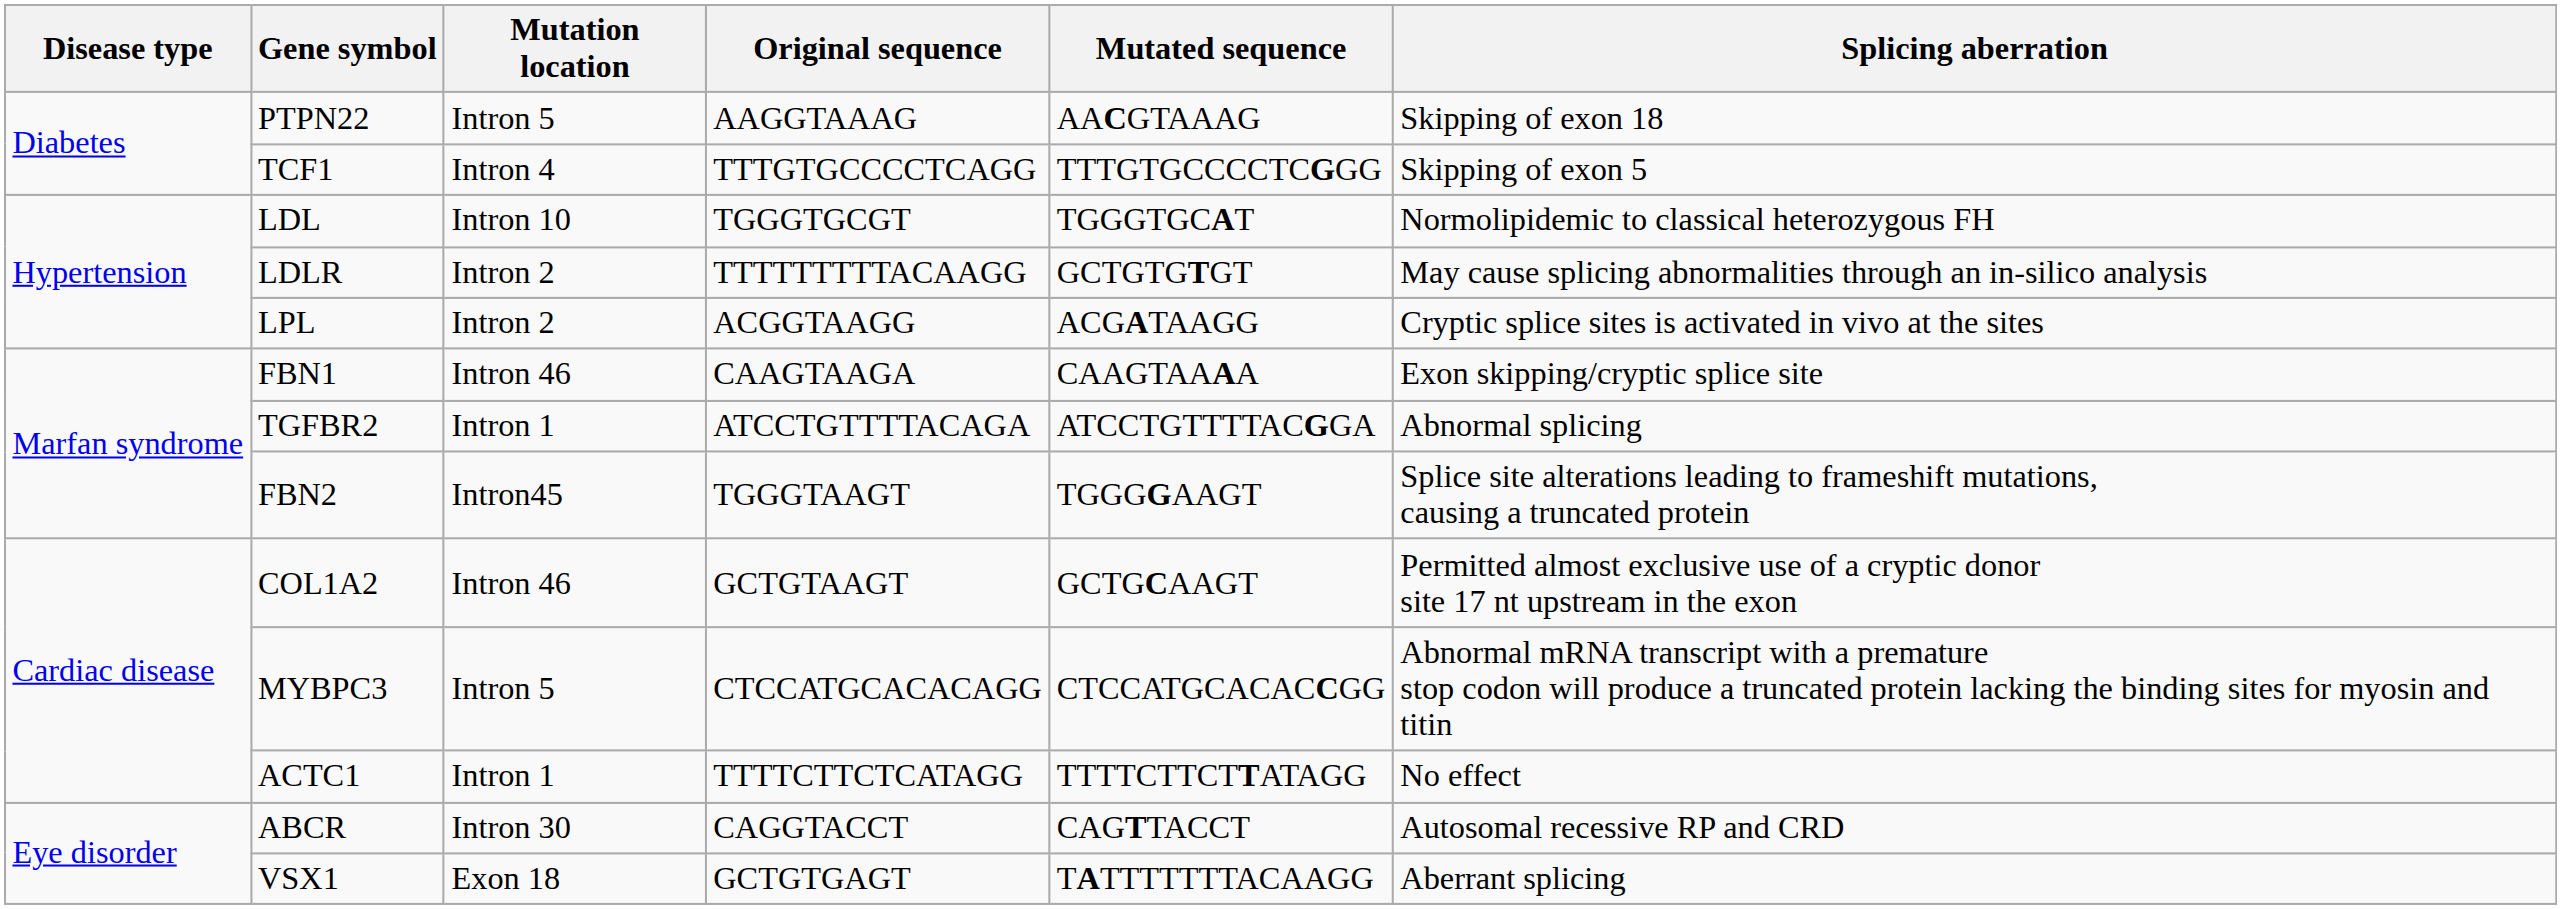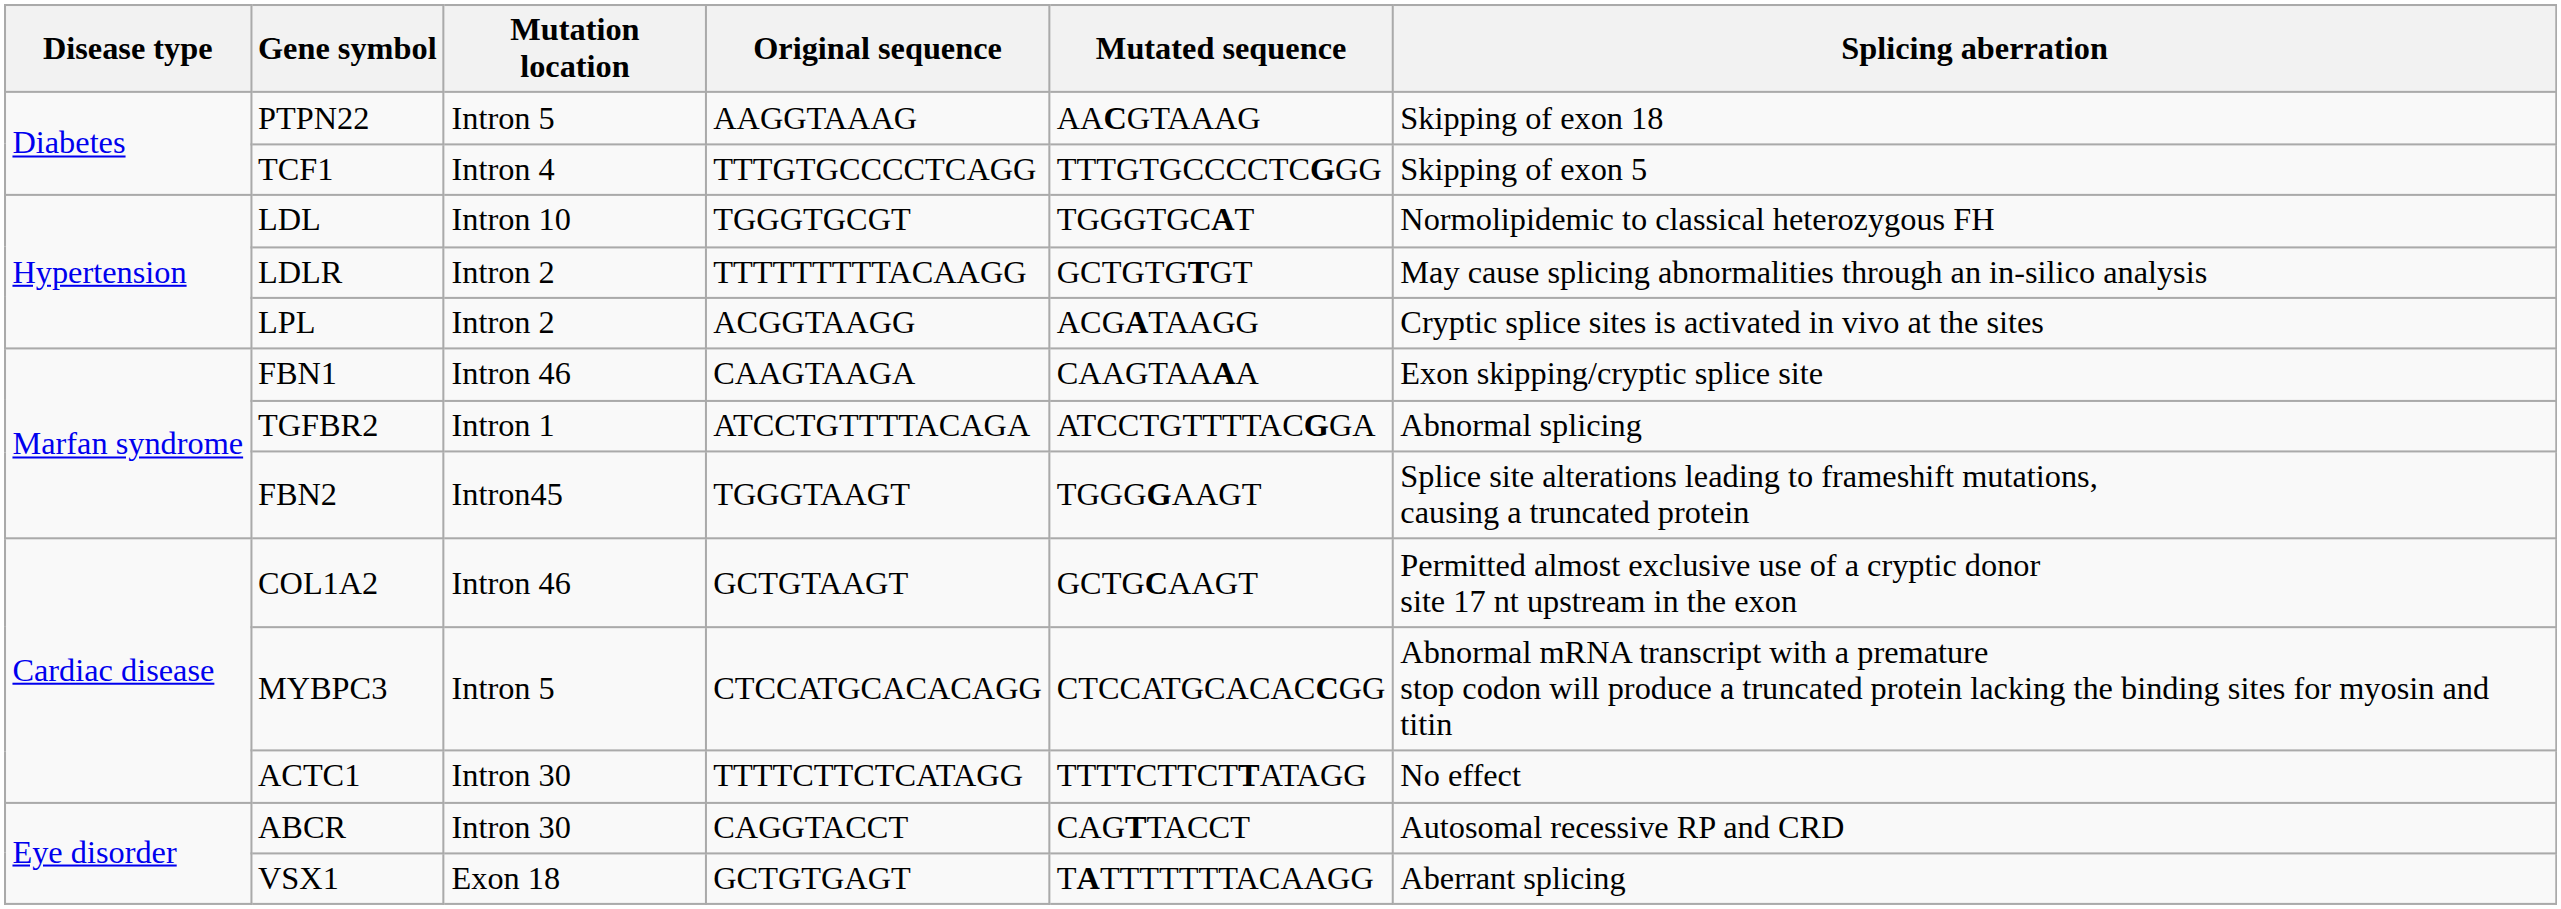(503, 775) Intron 1 -> (511, 775) Intron 30
